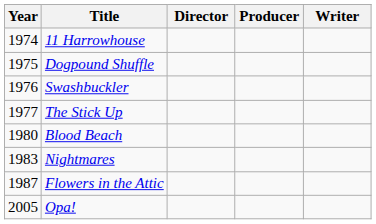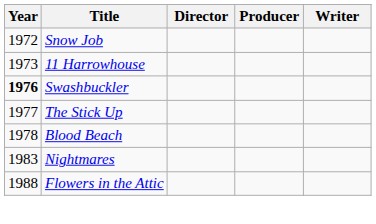+ row: (74, 40)
(23, 40) 1974 -> (23, 64) 1973
- row: (99, 64)
(23, 87) normal -> (23, 87) bold
(23, 135) 1980 -> (23, 135) 1978
(23, 183) 1987 -> (23, 183) 1988
- row: (60, 207)
